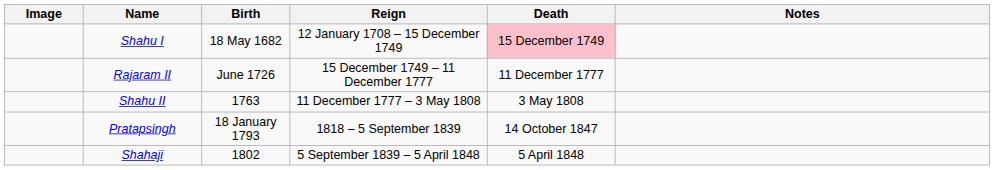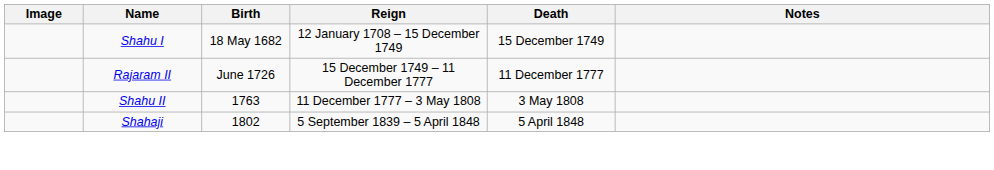(551, 41) pink background -> (551, 41) no background
- row: (142, 128)
